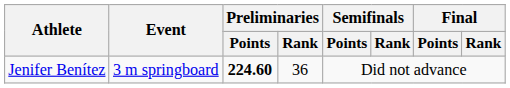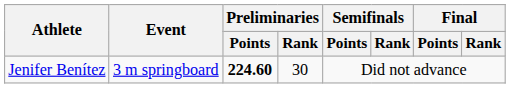(300, 69) 36 -> (300, 69) 30
